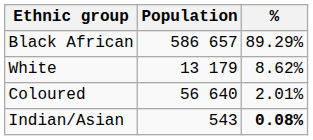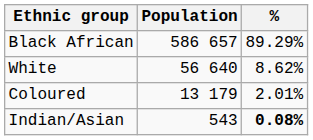(209, 70) 13 179 -> (209, 70) 56 640
(209, 96) 56 640 -> (209, 96) 13 179
